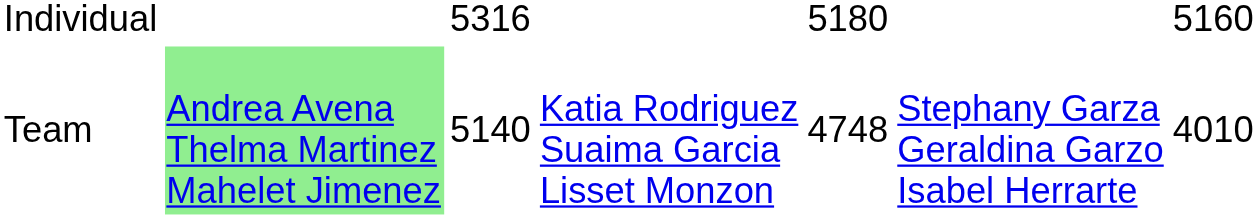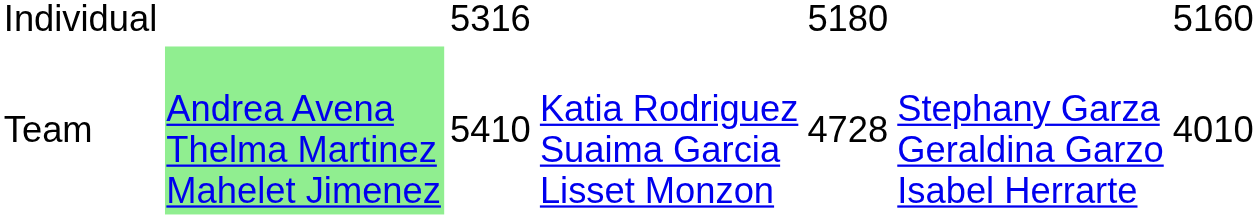(490, 129) 5140 -> (490, 129) 5410
(848, 129) 4748 -> (848, 129) 4728
